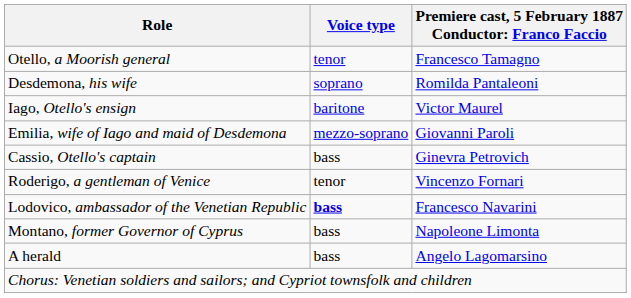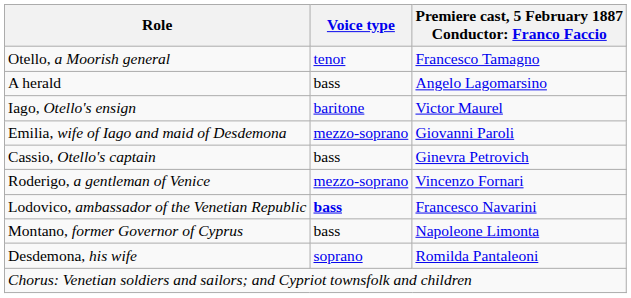rows swapped: (73, 83) <-> (35, 255)
(329, 181) tenor -> (361, 181) mezzo-soprano
